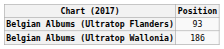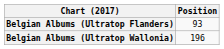(198, 38) 186 -> (198, 38) 196
